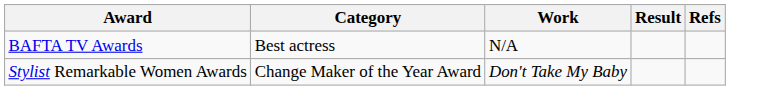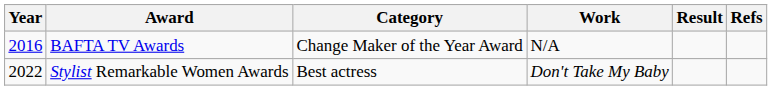+ column: (25, 17)
(295, 44) Best actress -> (410, 44) Change Maker of the Year Award
(368, 71) Change Maker of the Year Award -> (337, 71) Best actress
